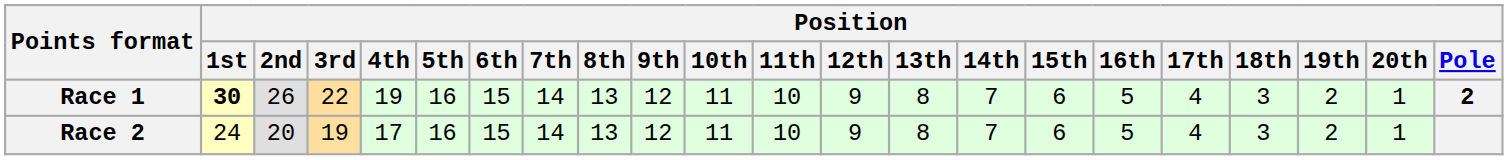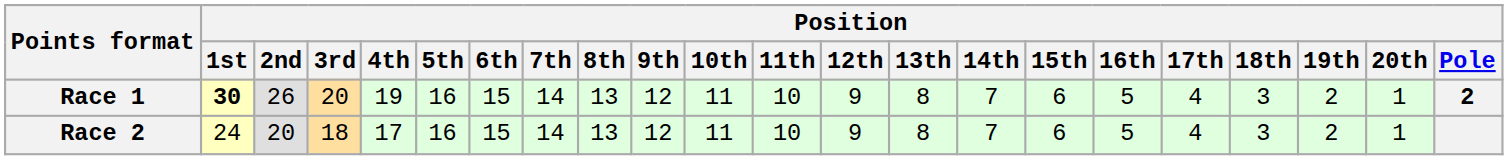(335, 98) 22 -> (335, 98) 20
(335, 135) 19 -> (335, 135) 18
